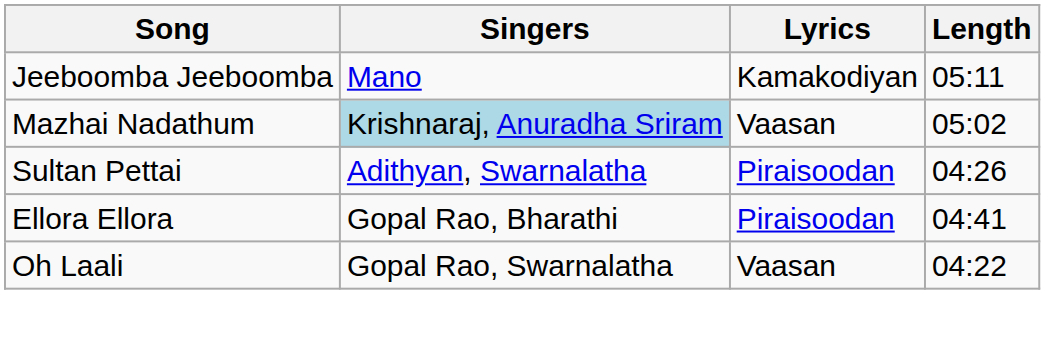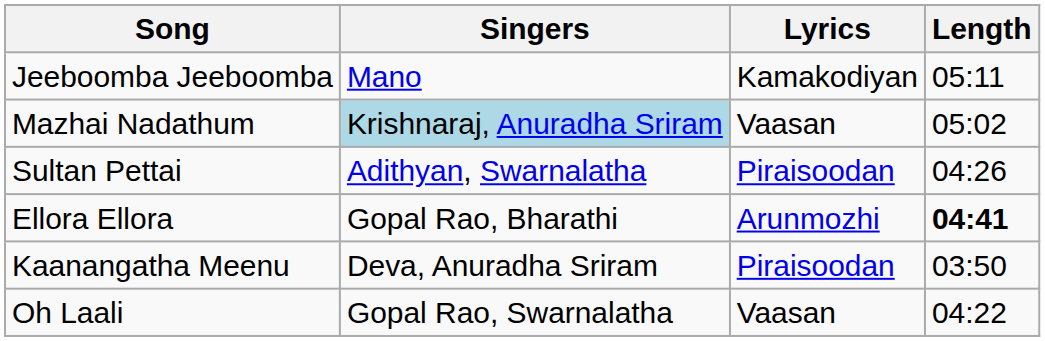(816, 218) Piraisoodan -> (808, 218) Arunmozhi
(969, 218) normal -> (970, 218) bold
+ row: (151, 266)
